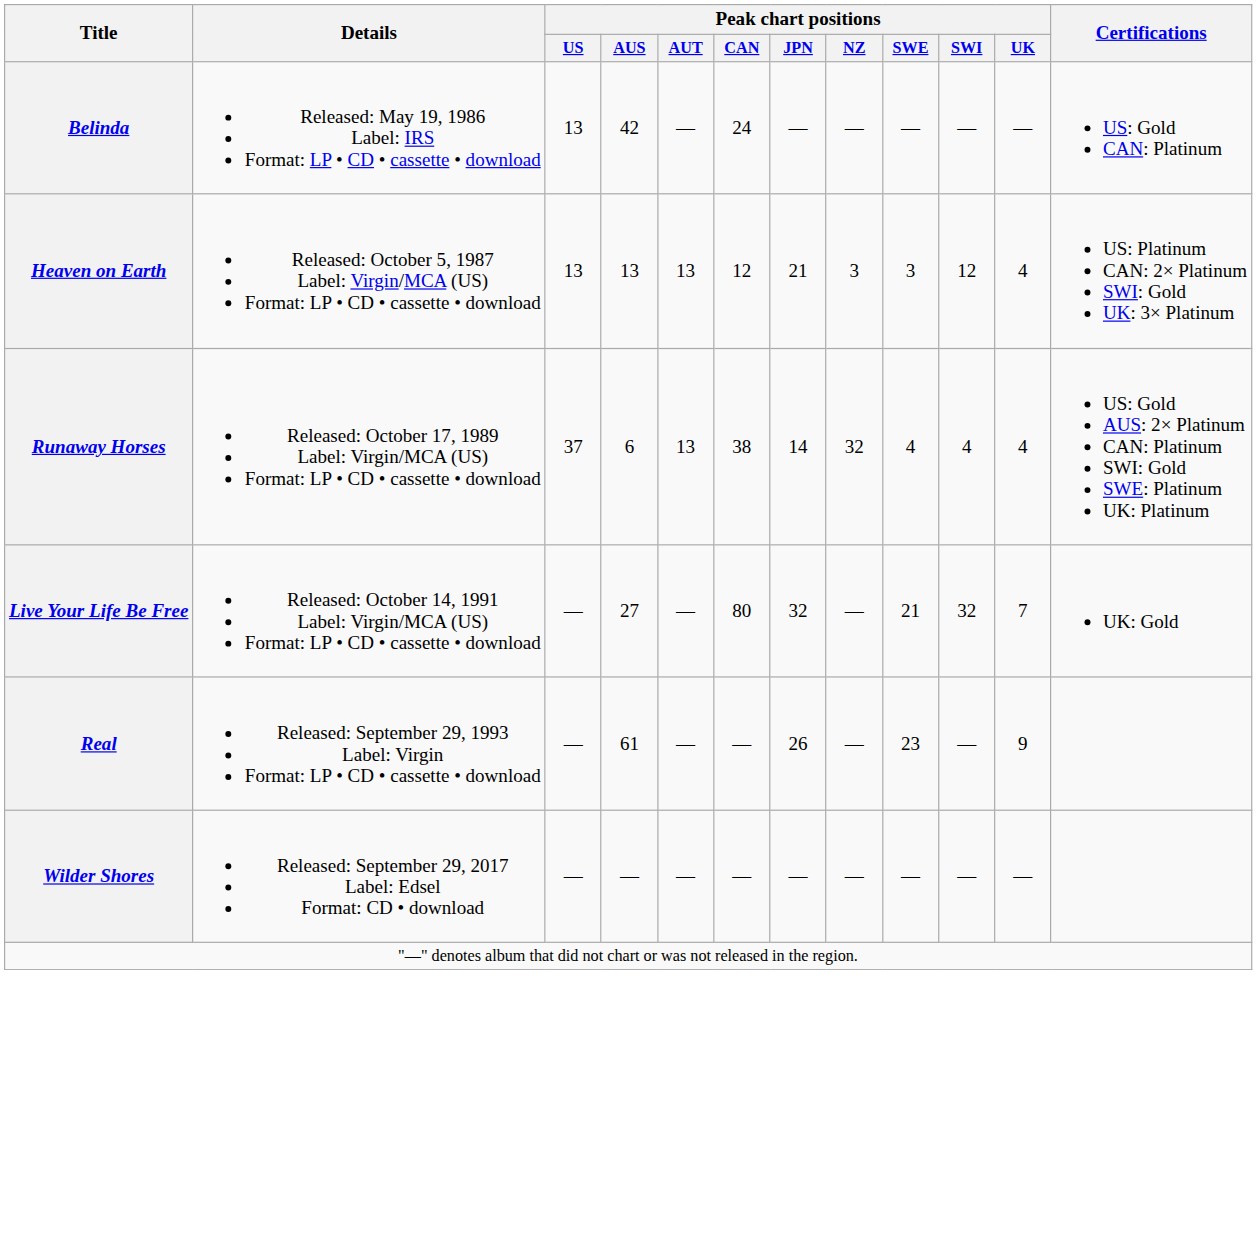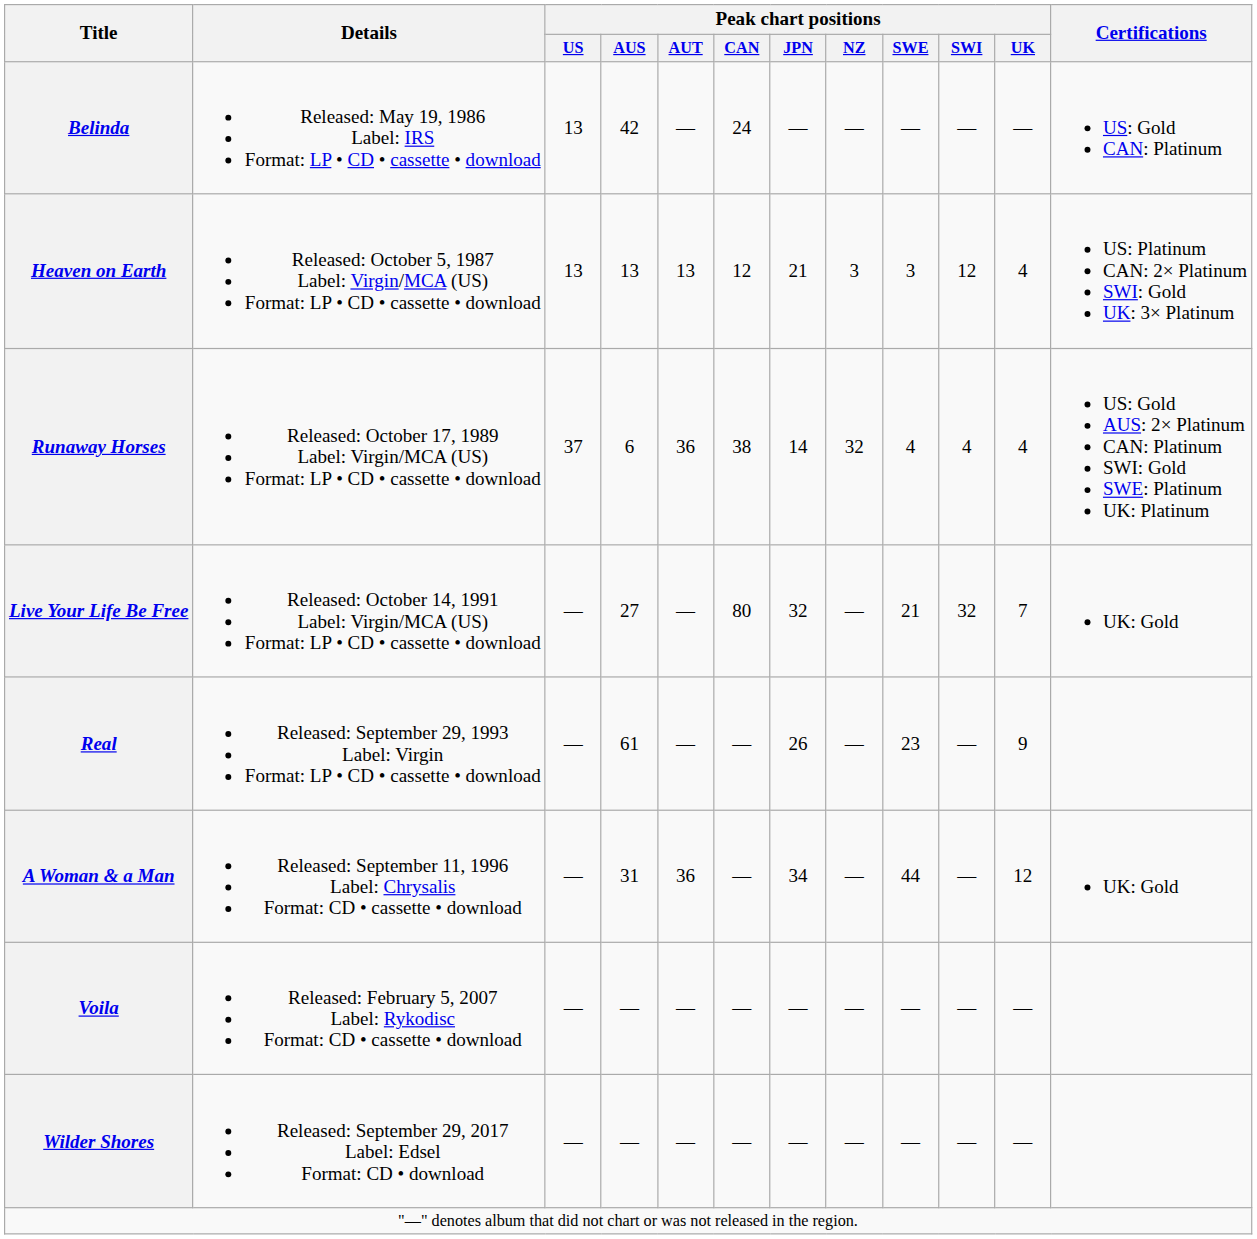(686, 446) 13 -> (686, 446) 36
+ row: (99, 876)
+ row: (99, 1008)
